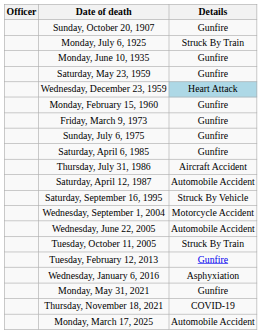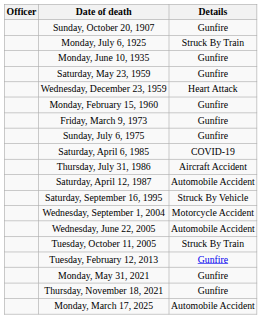(213, 89) lightblue background -> (213, 89) no background
(213, 151) Gunfire -> (213, 151) COVID-19
- row: (104, 275)
(213, 306) COVID-19 -> (213, 290) Gunfire
